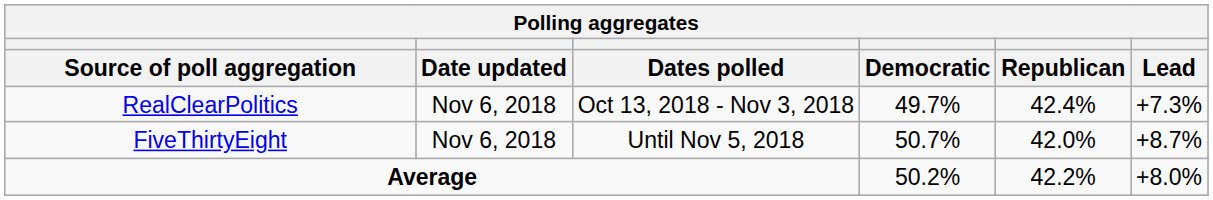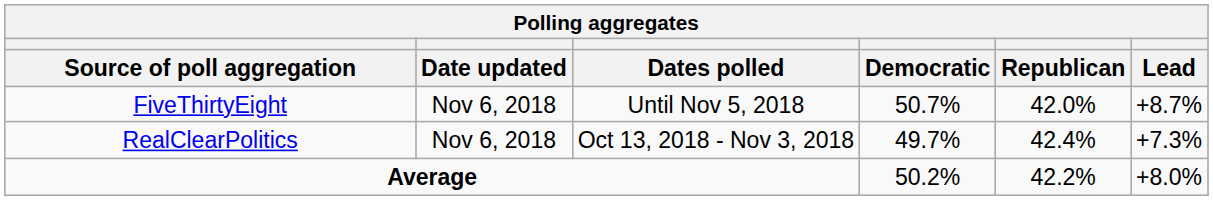rows swapped: (210, 141) <-> (210, 104)
